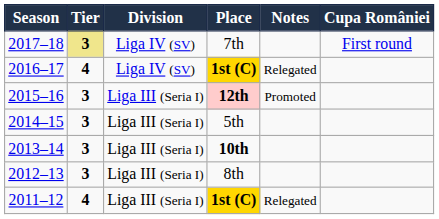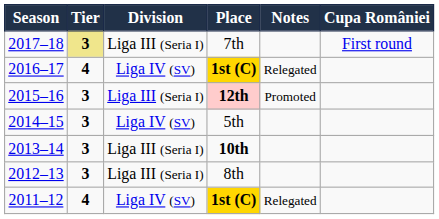(155, 44) Liga IV (SV) -> (155, 44) Liga III (Seria I)
(155, 122) Liga III (Seria I) -> (155, 122) Liga IV (SV)
(155, 200) Liga III (Seria I) -> (155, 200) Liga IV (SV)
